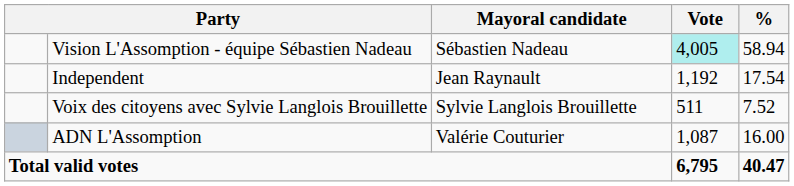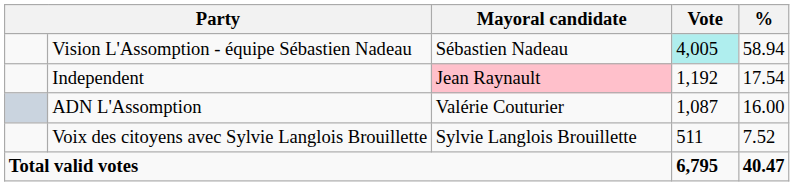(488, 78) no background -> (488, 78) pink background
rows swapped: (127, 136) <-> (240, 107)
